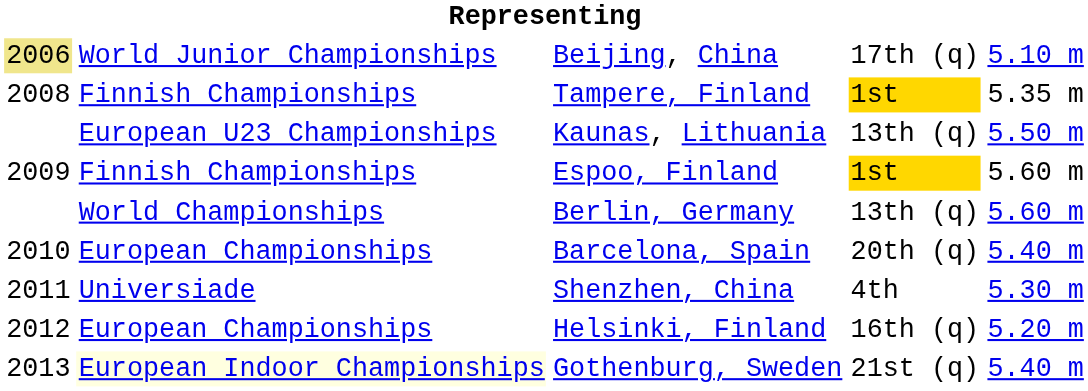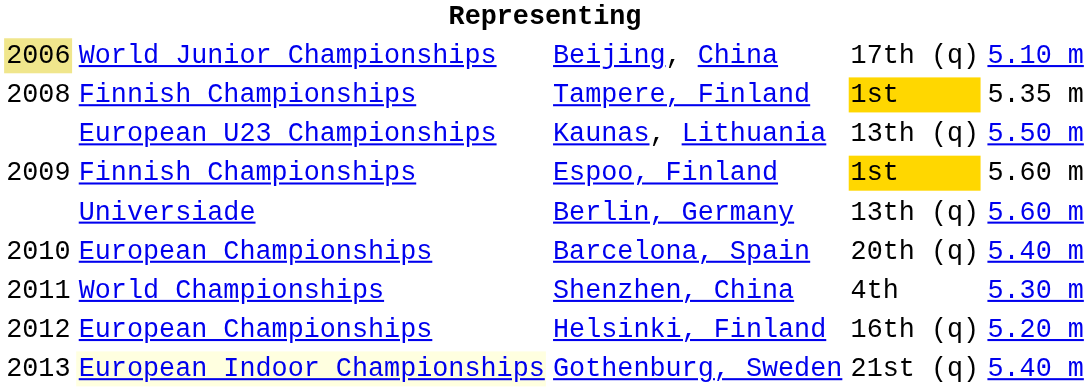(231, 212) World Championships -> (167, 212) Universiade
(167, 291) Universiade -> (231, 291) World Championships
